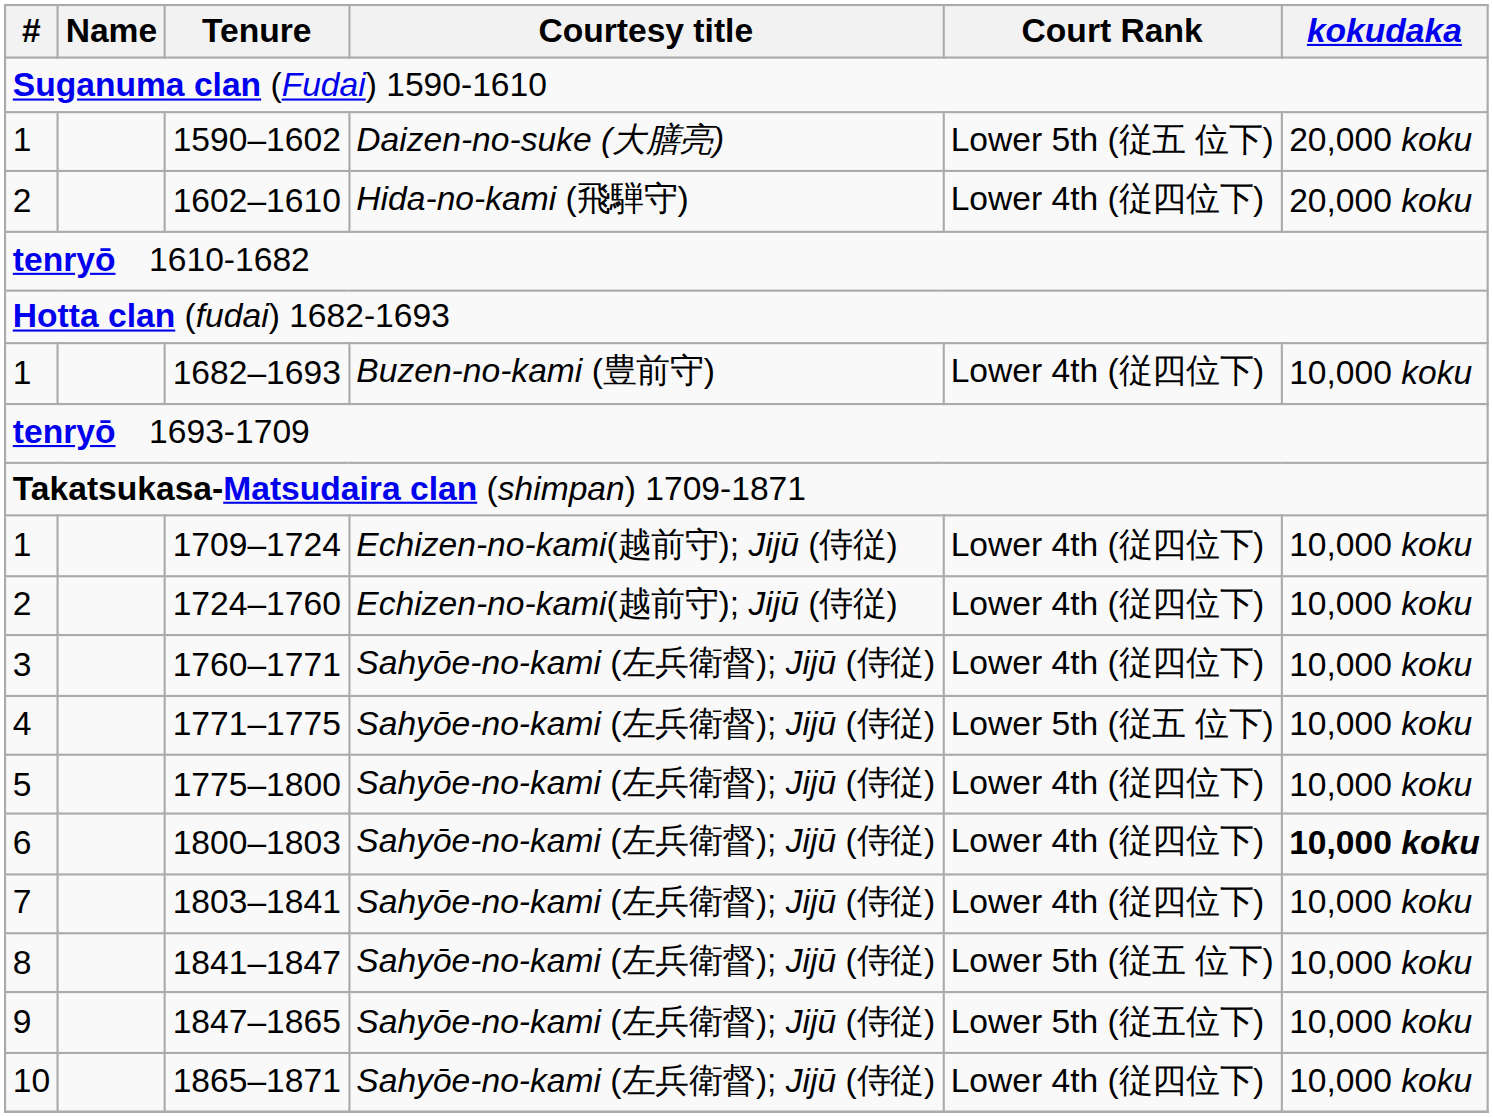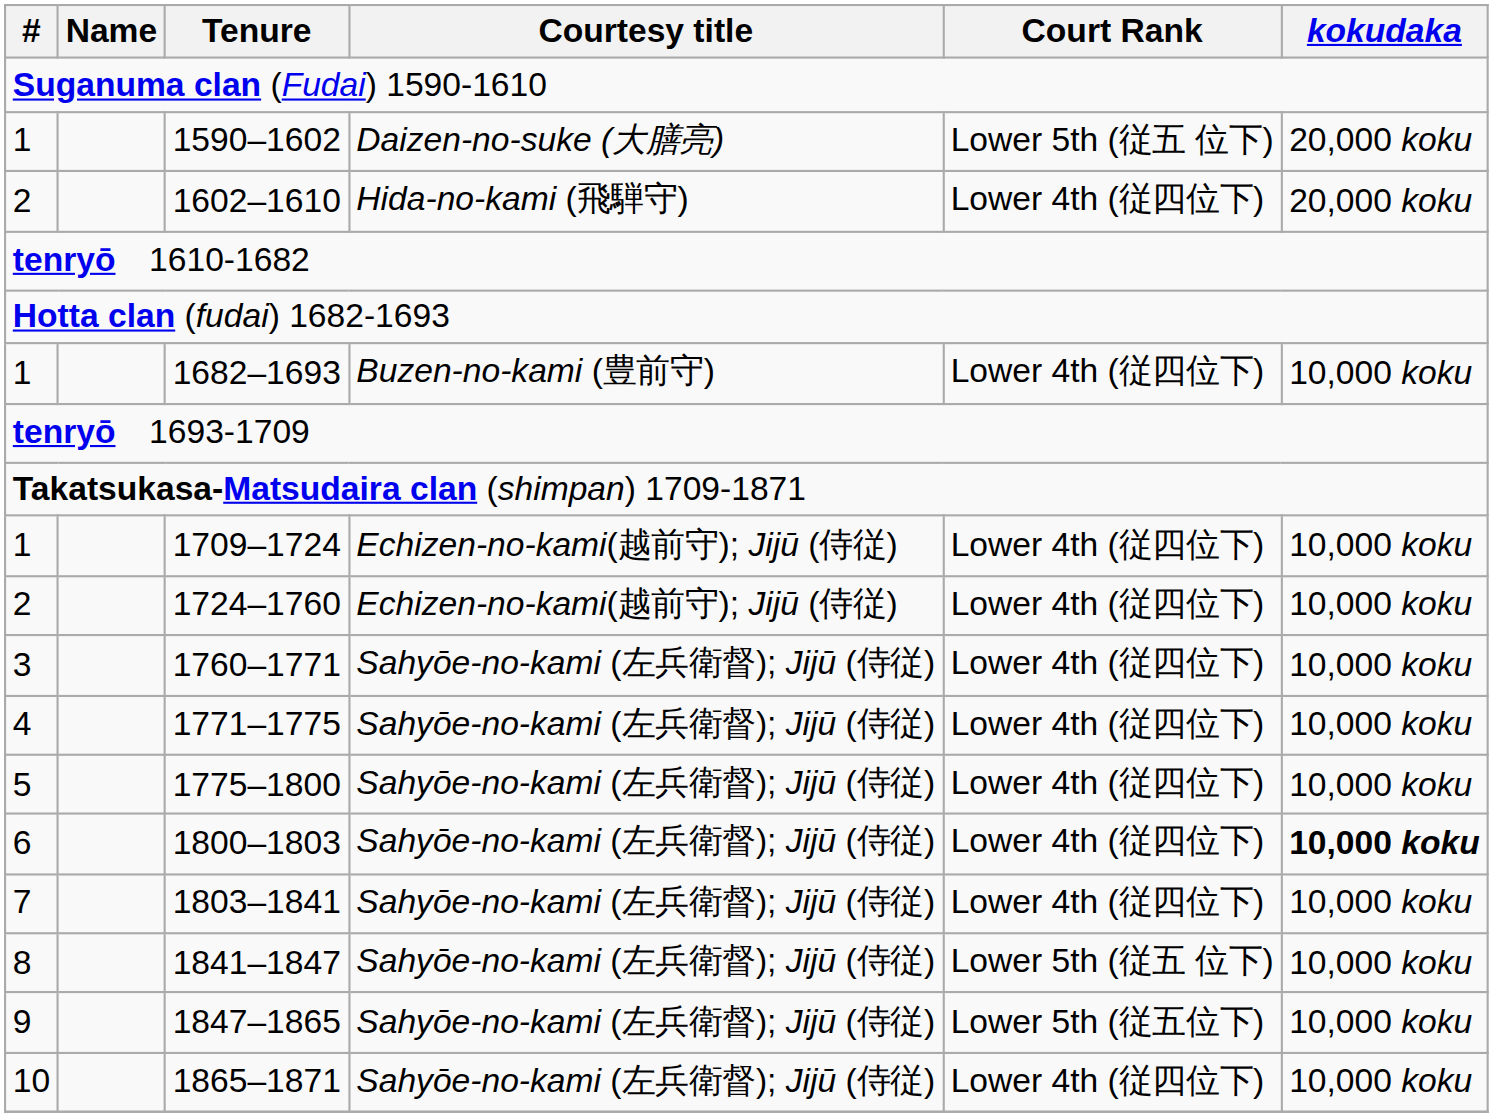(1112, 723) Lower 5th (従五 位下) -> (1107, 723) Lower 4th (従四位下)
